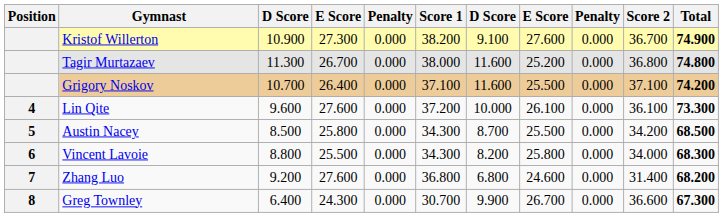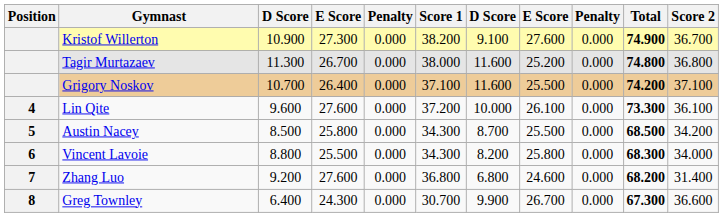columns swapped: (648, 16) <-> (696, 16)
